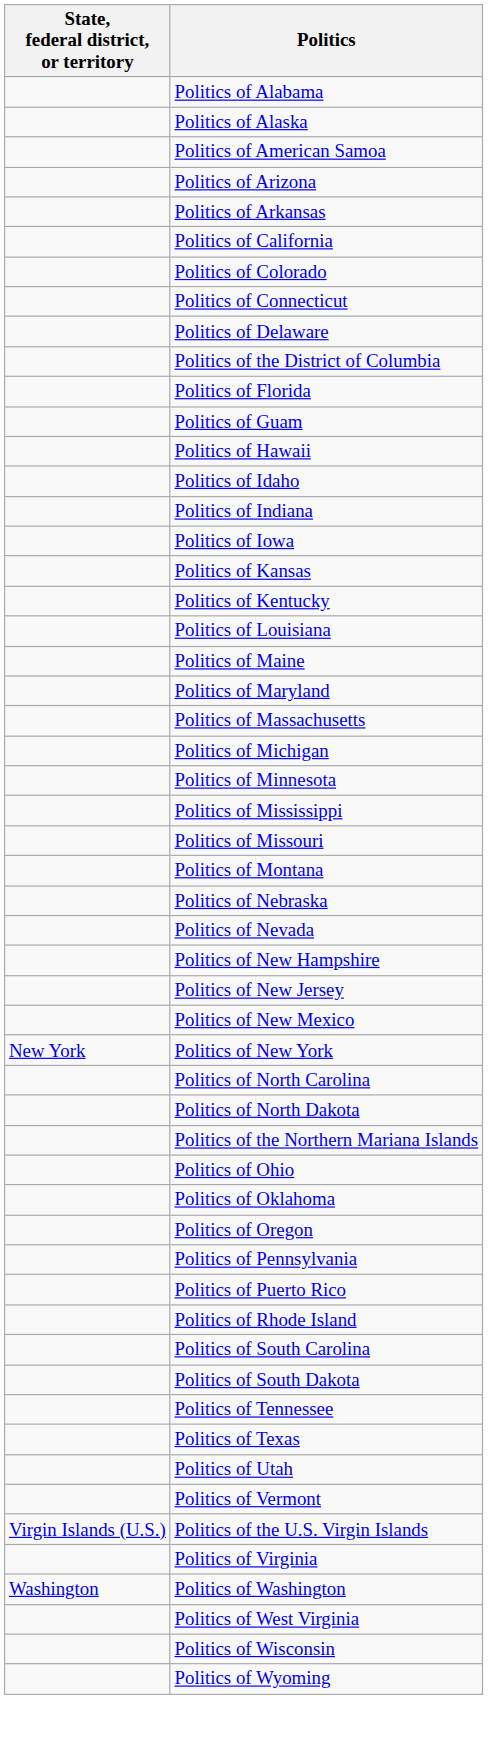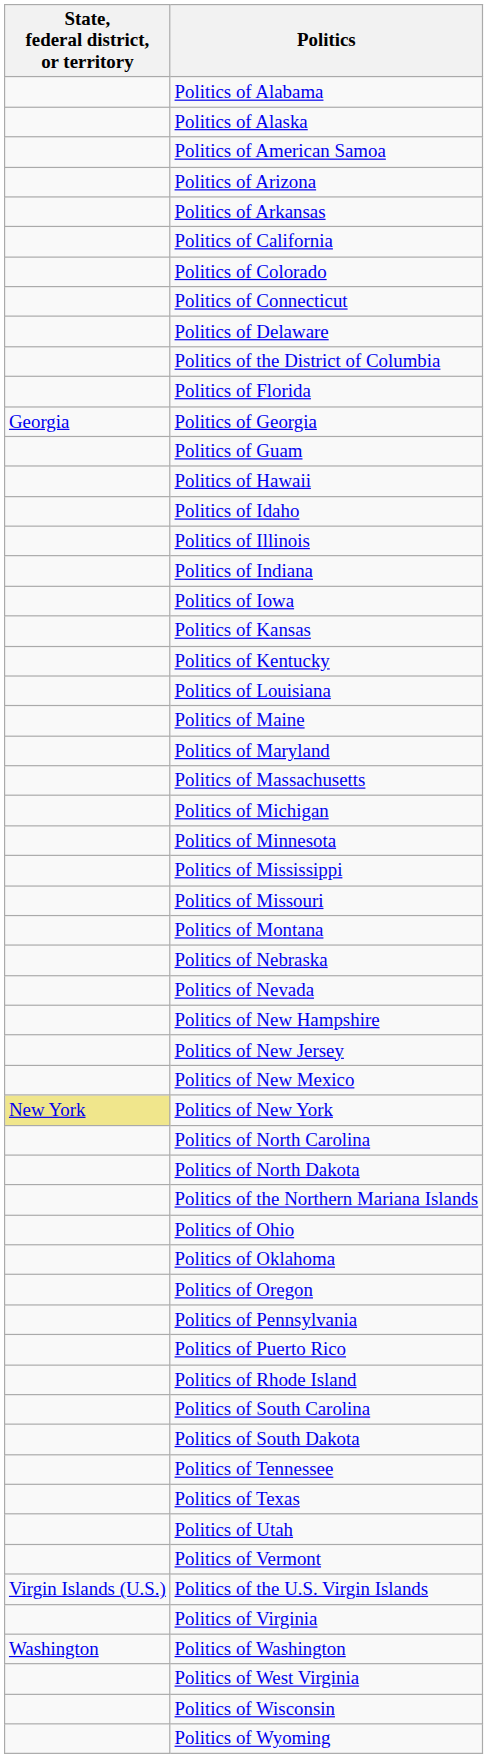+ row: (246, 421)
+ row: (242, 541)
(47, 1050) no background -> (47, 1109) khaki background
